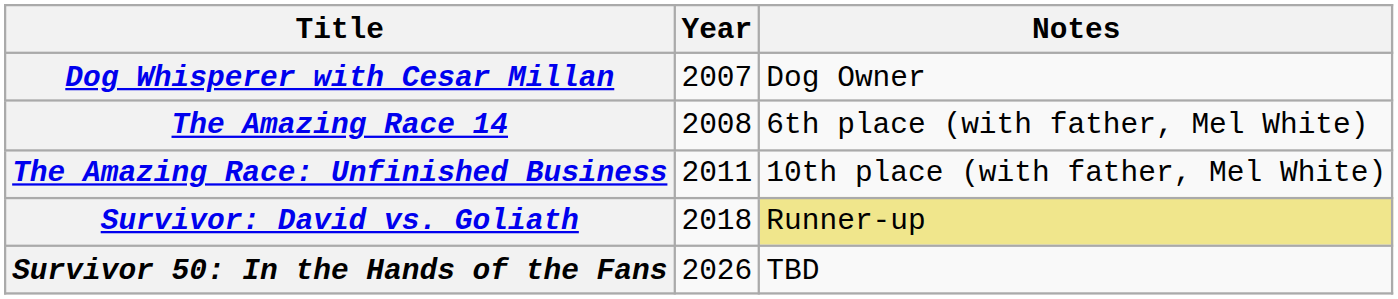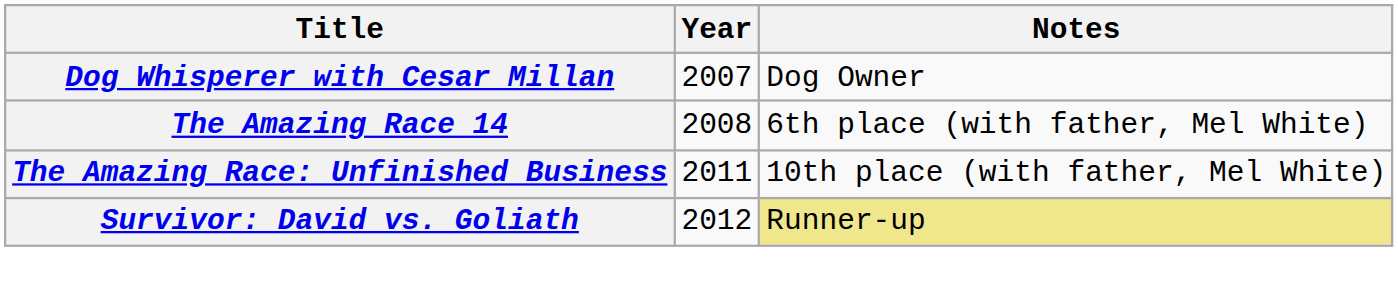(717, 222) 2018 -> (717, 222) 2012
- row: (340, 270)
